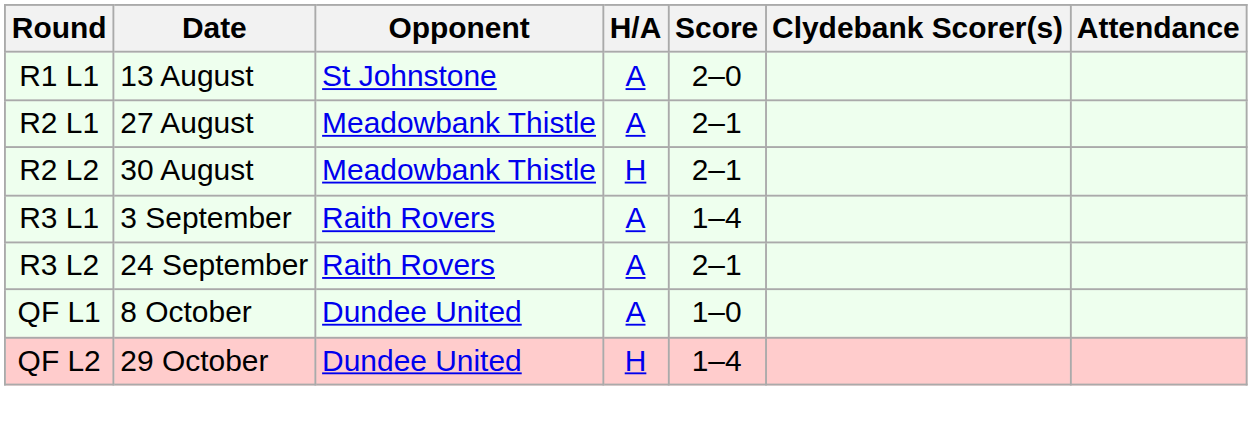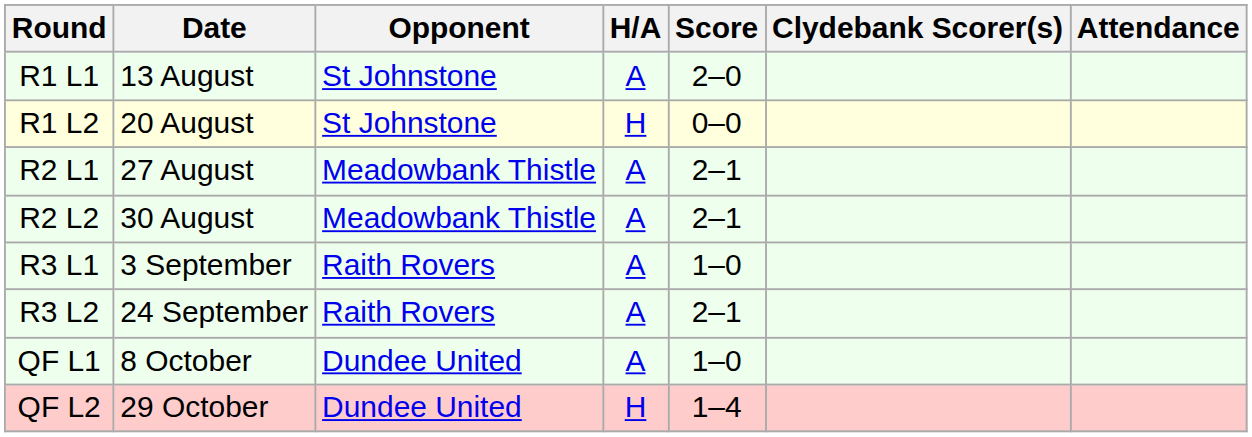+ row: (59, 123)
(636, 170) H -> (636, 218) A
(717, 218) 1–4 -> (717, 265) 1–0
